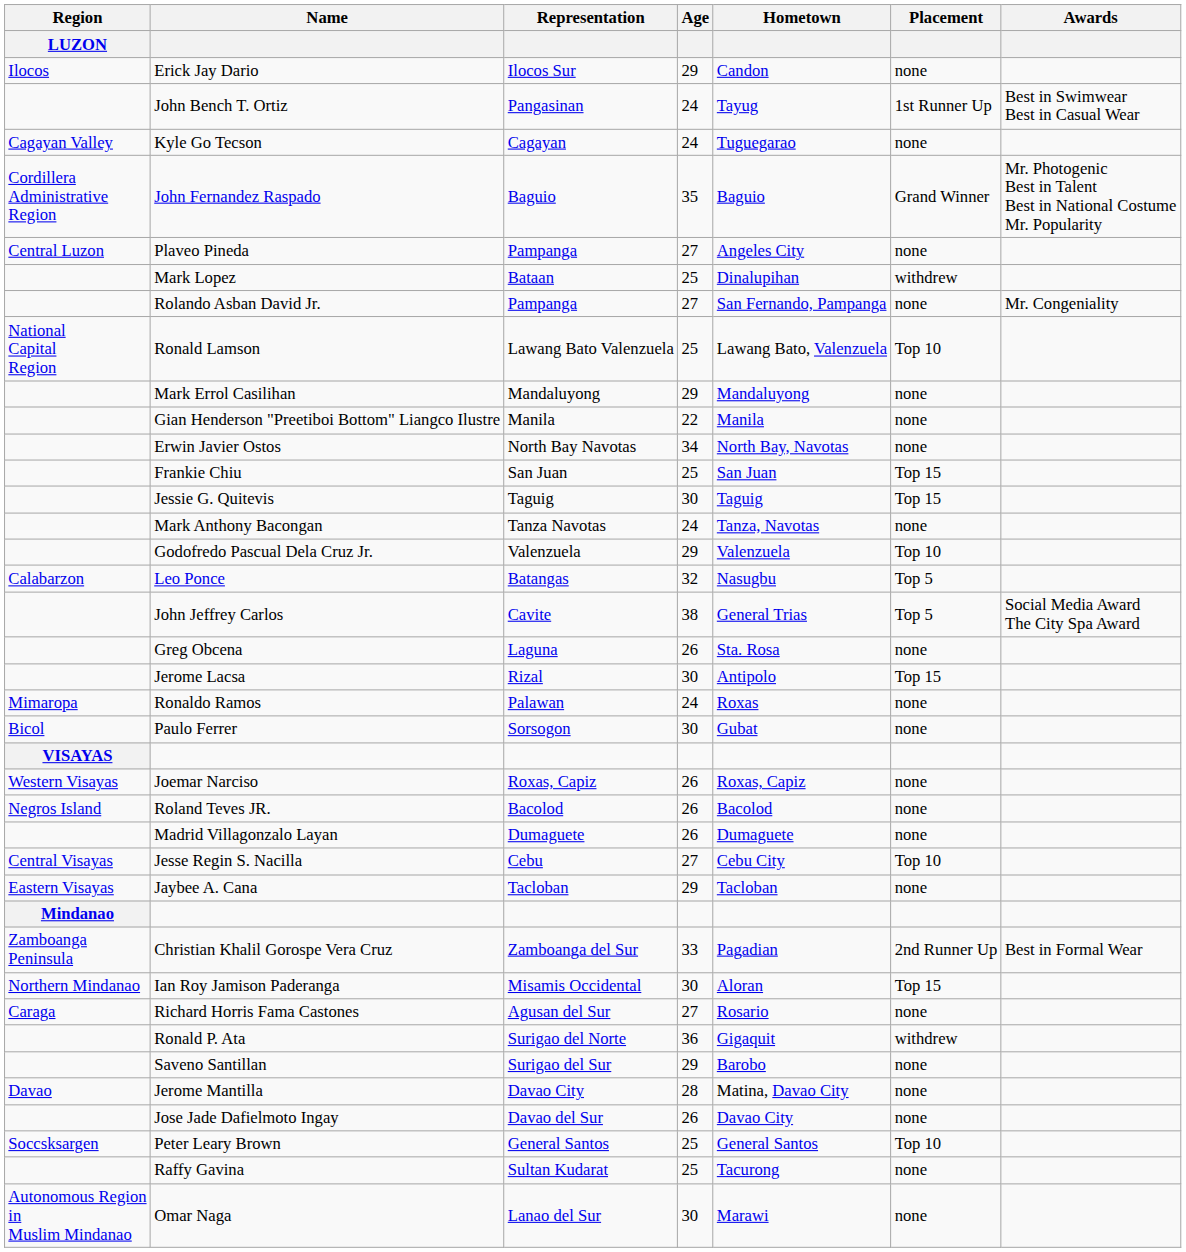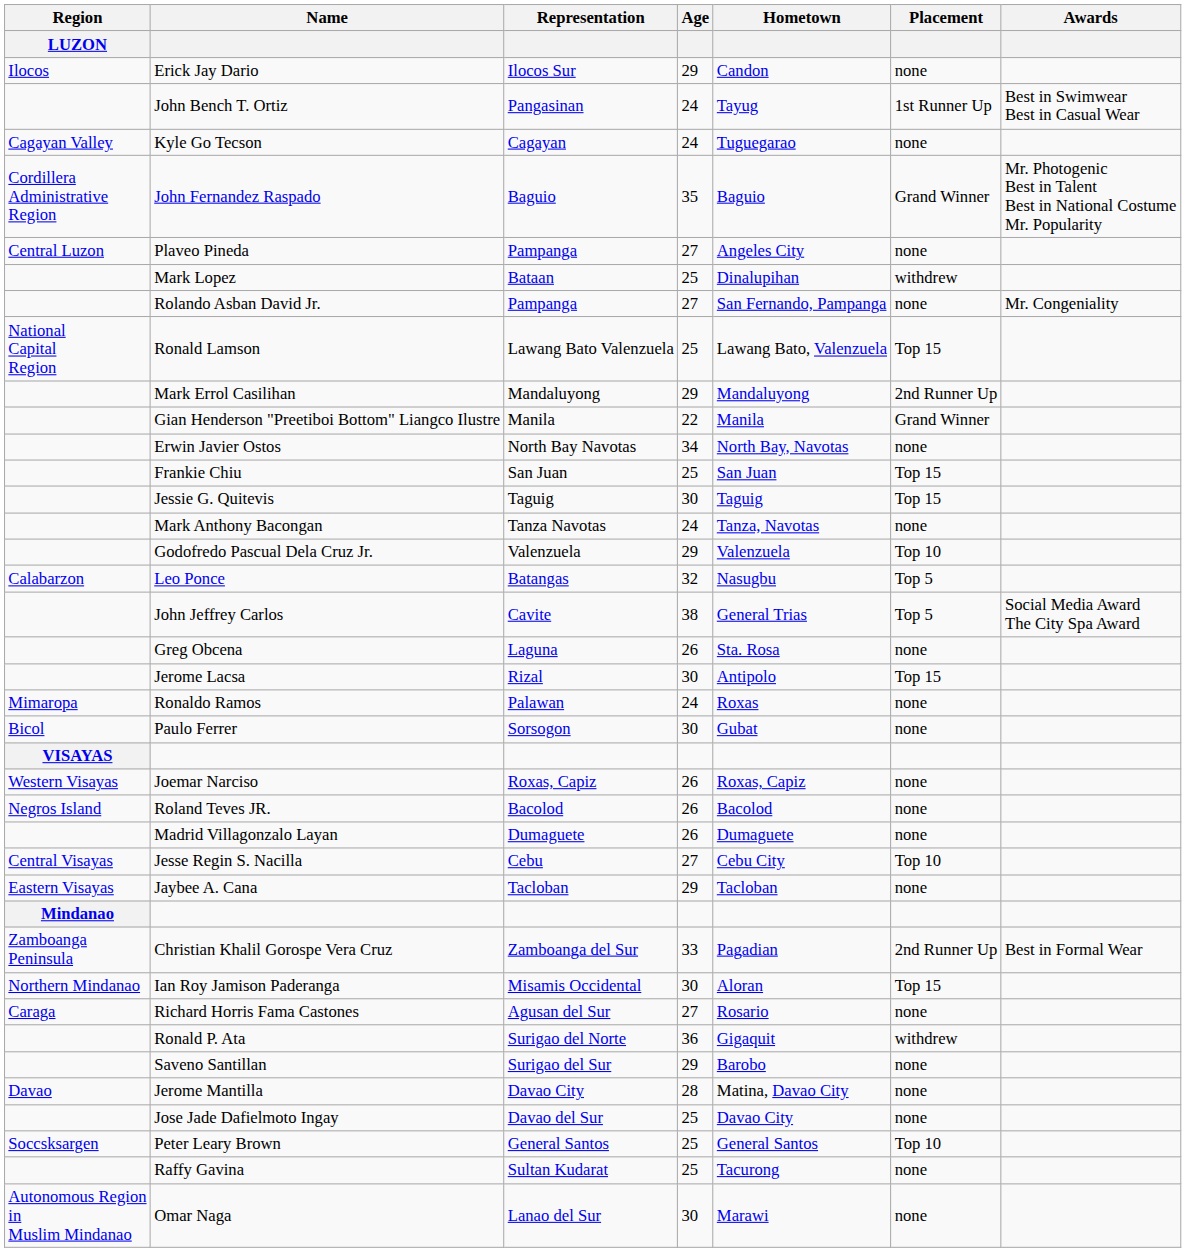(918, 348) Top 10 -> (918, 348) Top 15
(911, 393) none -> (946, 393) 2nd Runner Up
(911, 420) none -> (942, 420) Grand Winner
(690, 1117) 26 -> (690, 1117) 25
